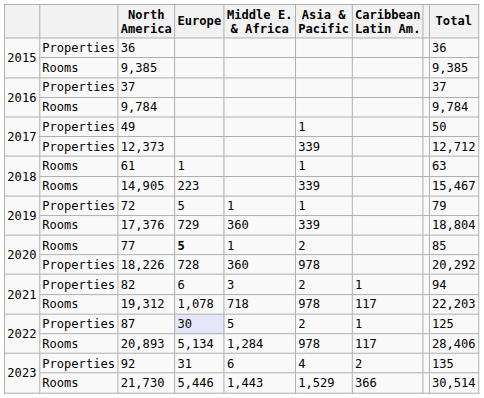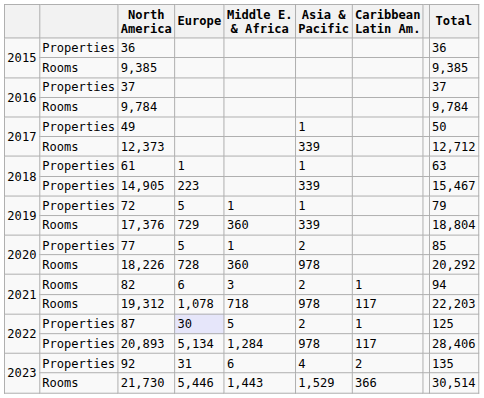(79, 146) Properties -> (60, 146) Rooms
(60, 166) Rooms -> (79, 166) Properties
(60, 186) Rooms -> (79, 186) Properties
(60, 245) Rooms -> (79, 245) Properties
(181, 245) bold -> (181, 245) normal
(79, 265) Properties -> (60, 265) Rooms
(79, 284) Properties -> (60, 284) Rooms
(60, 344) Rooms -> (79, 344) Properties
